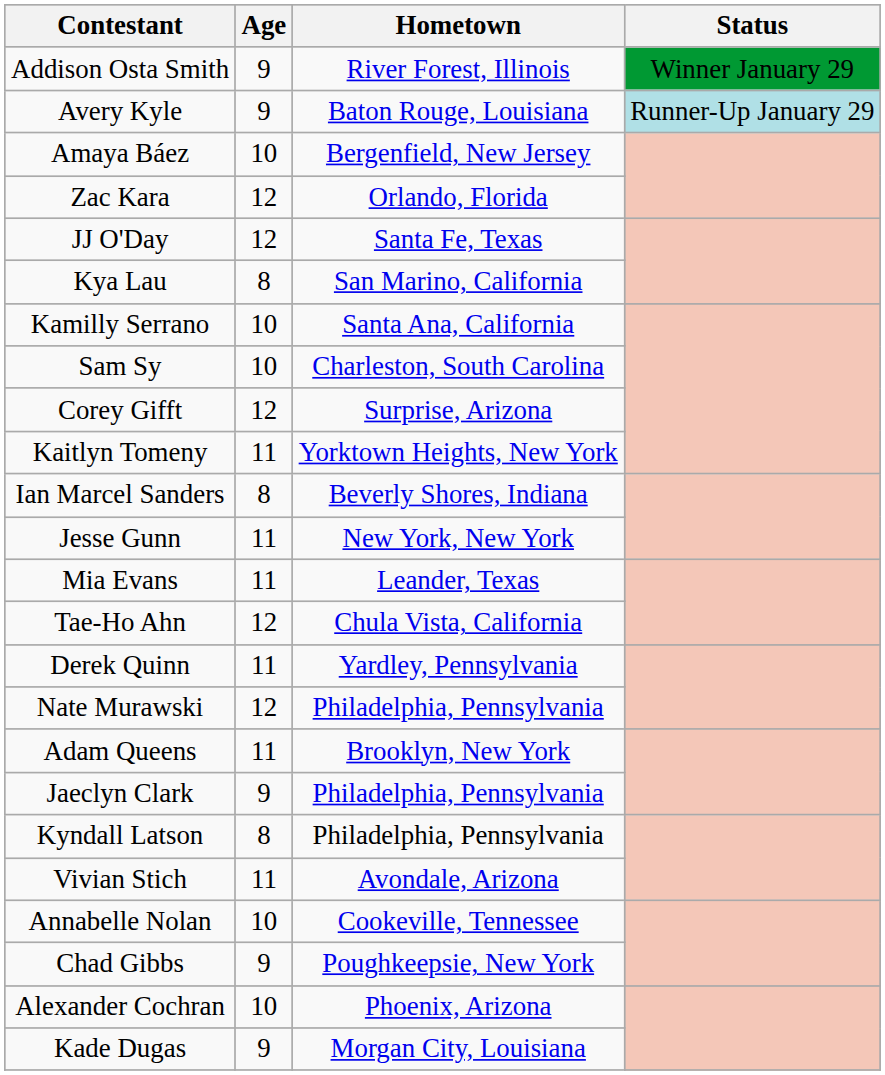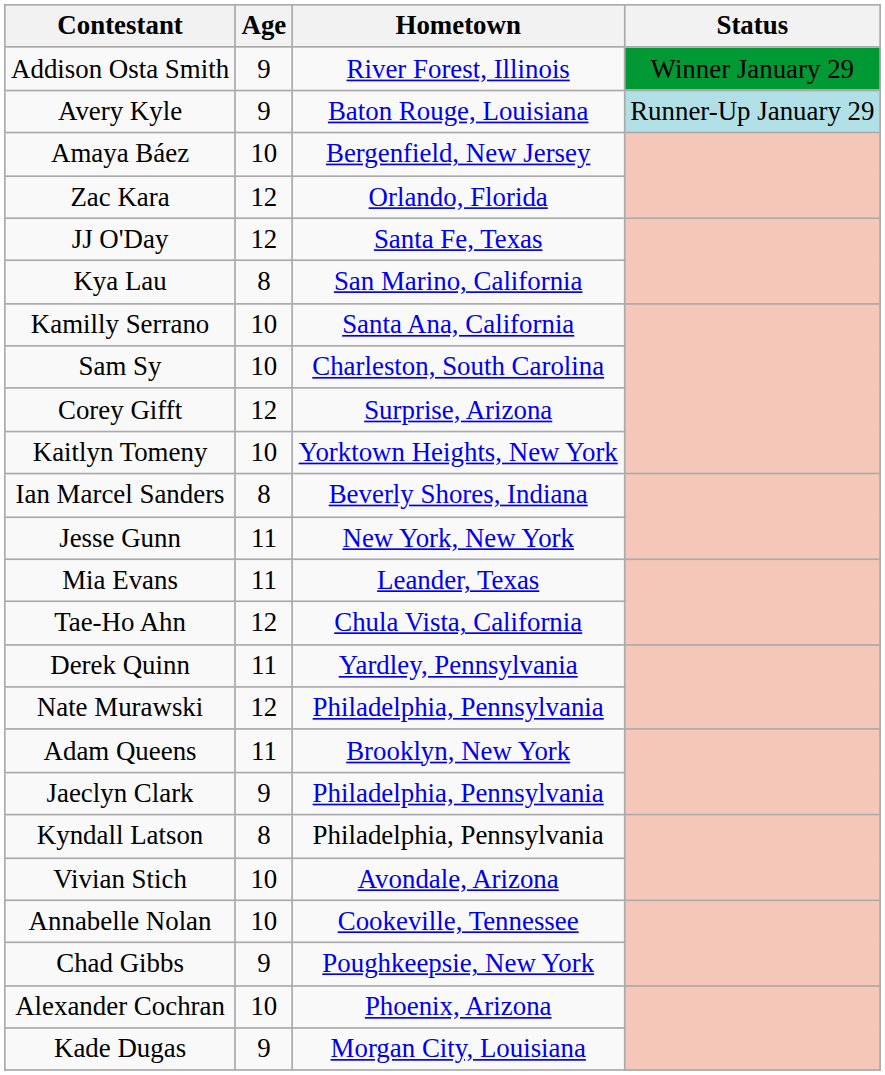(264, 452) 11 -> (264, 452) 10
(264, 878) 11 -> (264, 878) 10
